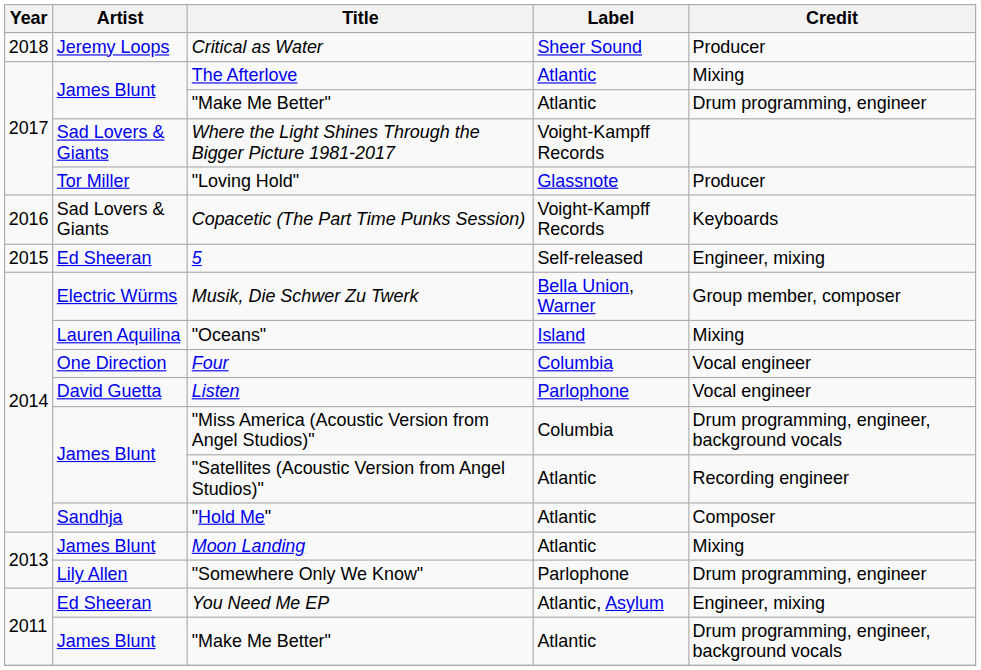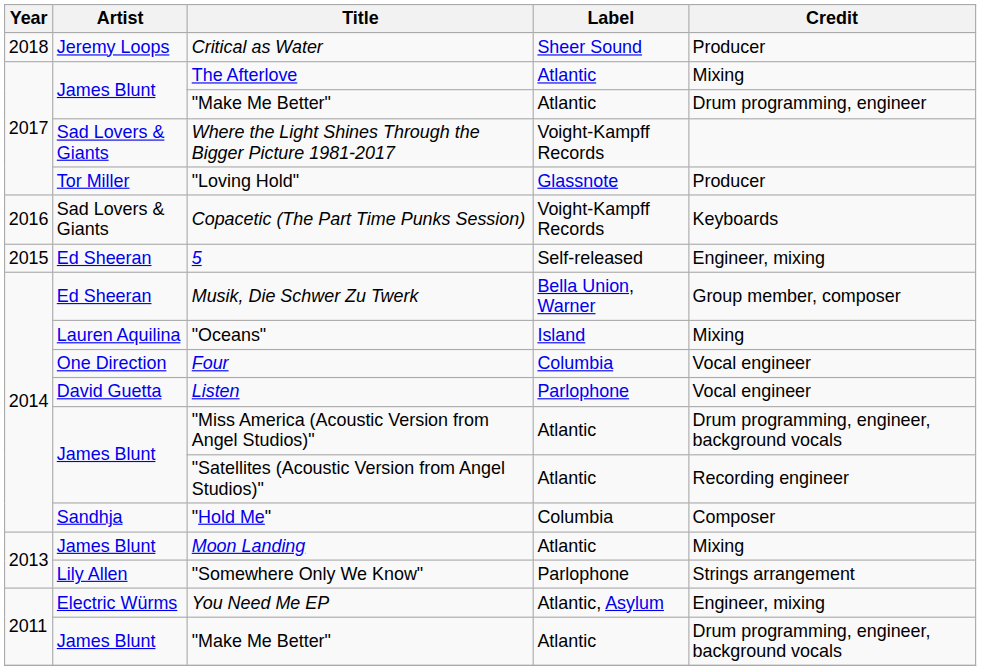(117, 296) Electric Würms -> (104, 296) Ed Sheeran
(575, 430) Columbia -> (567, 430) Atlantic
(567, 517) Atlantic -> (575, 517) Columbia
(809, 574) Drum programming, engineer -> (774, 574) Strings arrangement
(104, 602) Ed Sheeran -> (117, 602) Electric Würms
